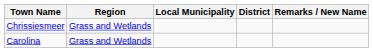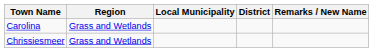rows swapped: (23, 41) <-> (36, 26)
